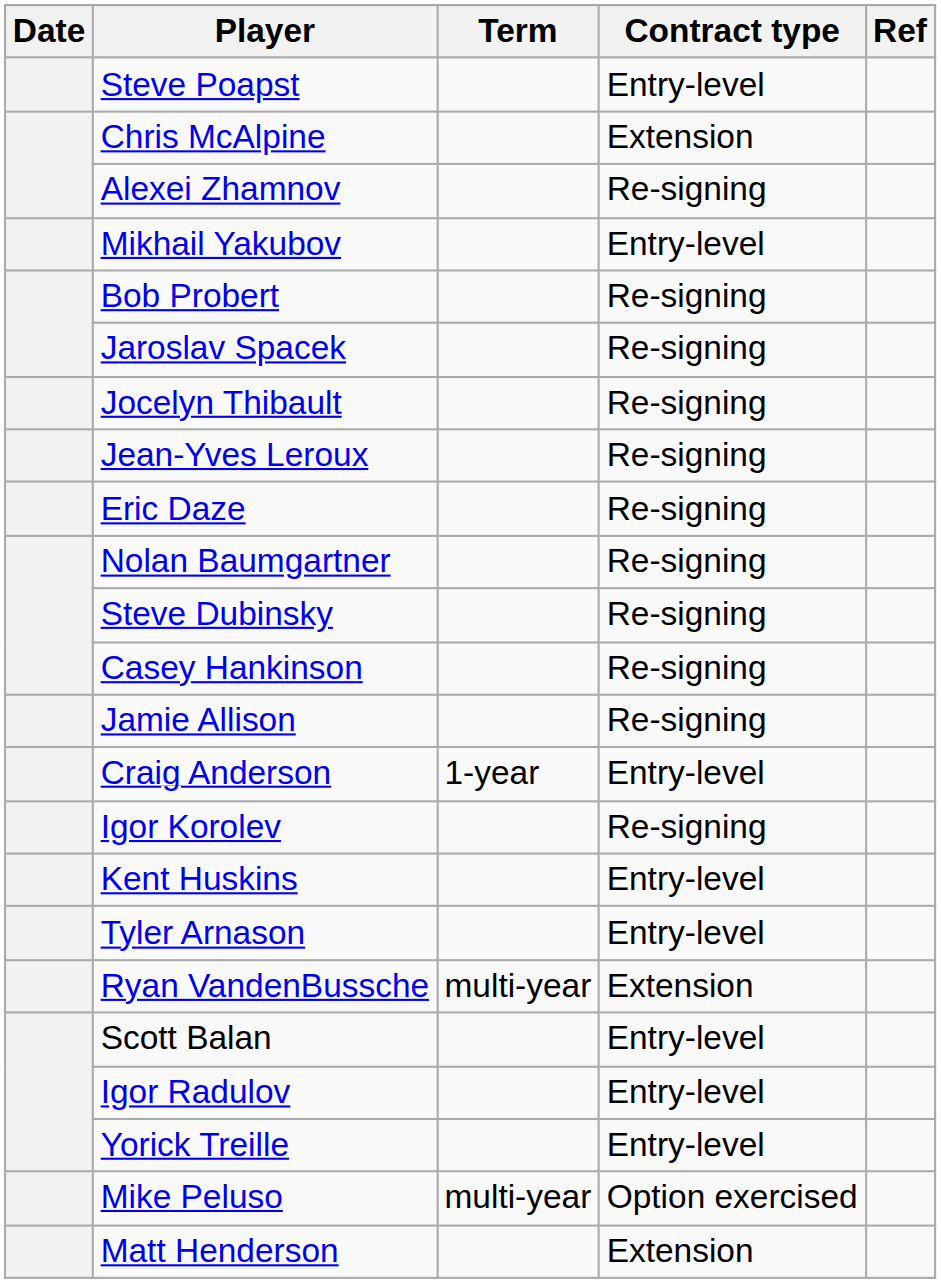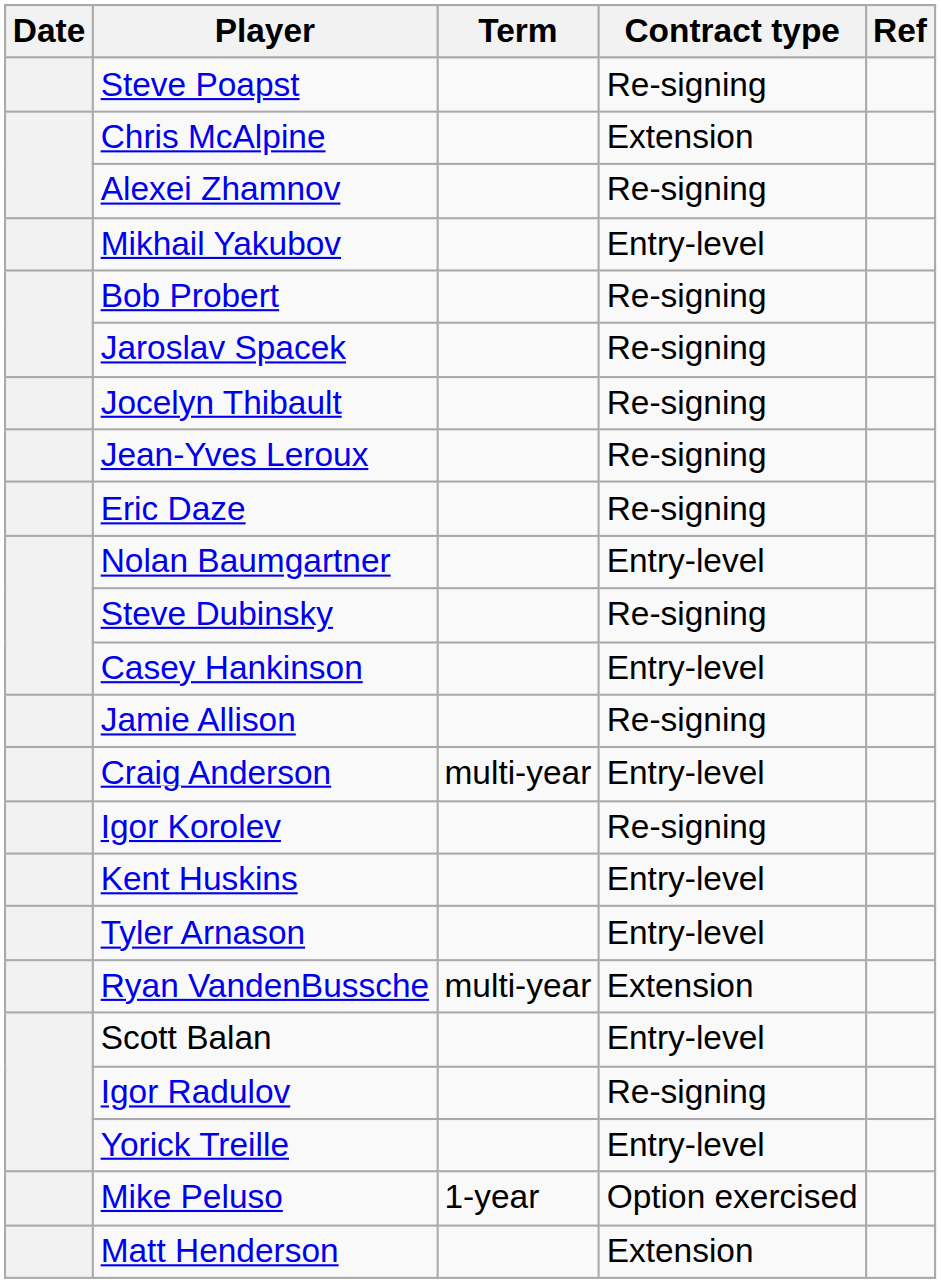(686, 84) Entry-level -> (687, 84) Re-signing
(687, 561) Re-signing -> (686, 561) Entry-level
(687, 667) Re-signing -> (686, 667) Entry-level
(492, 773) 1-year -> (518, 773) multi-year
(686, 1091) Entry-level -> (687, 1091) Re-signing
(518, 1197) multi-year -> (492, 1197) 1-year
